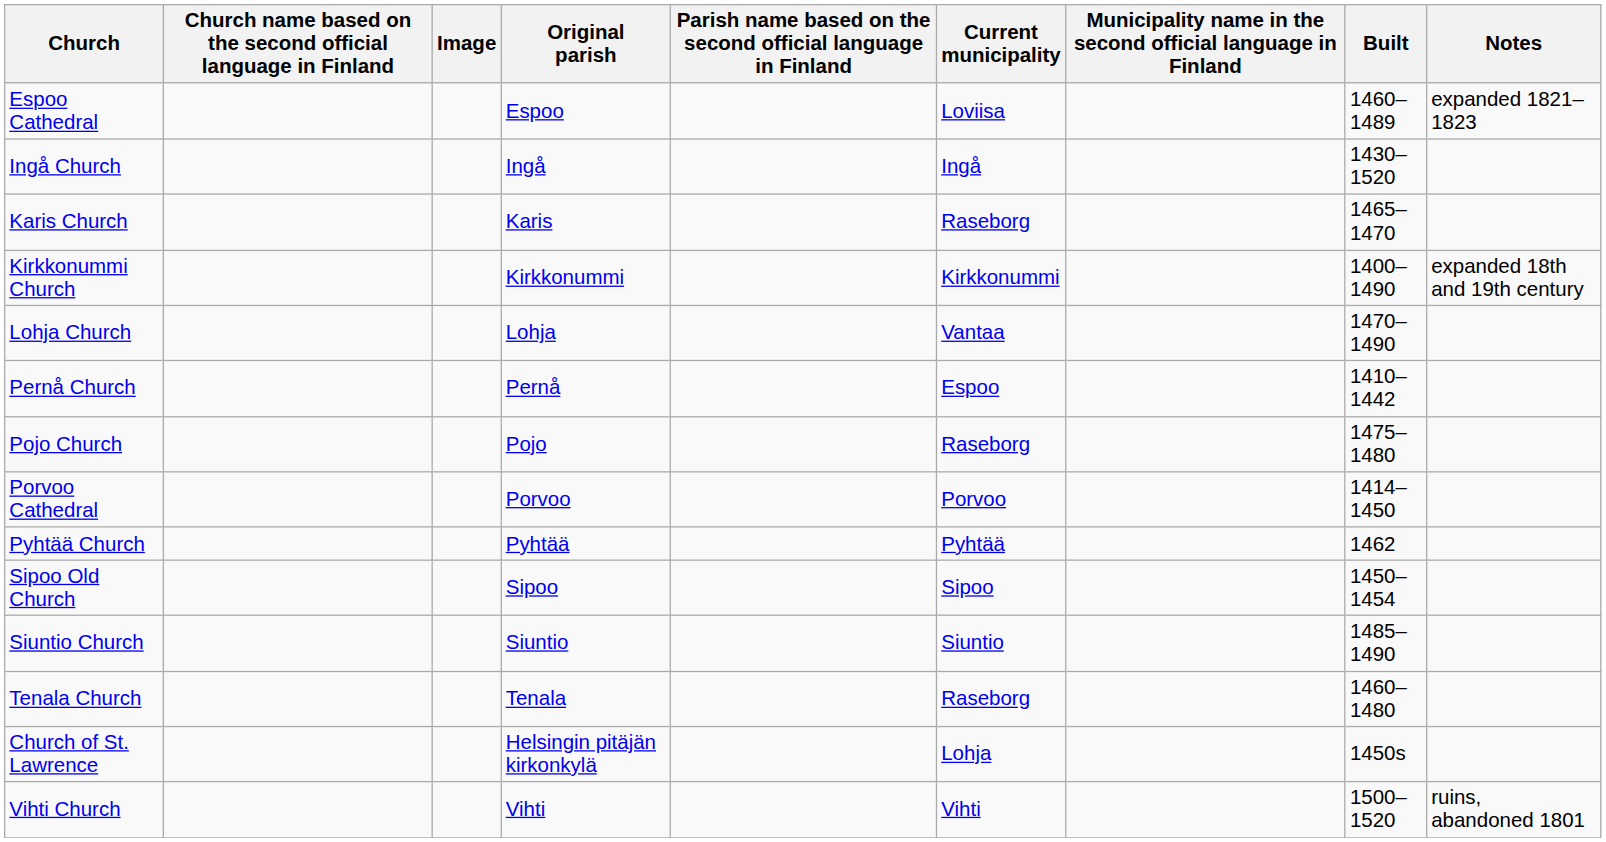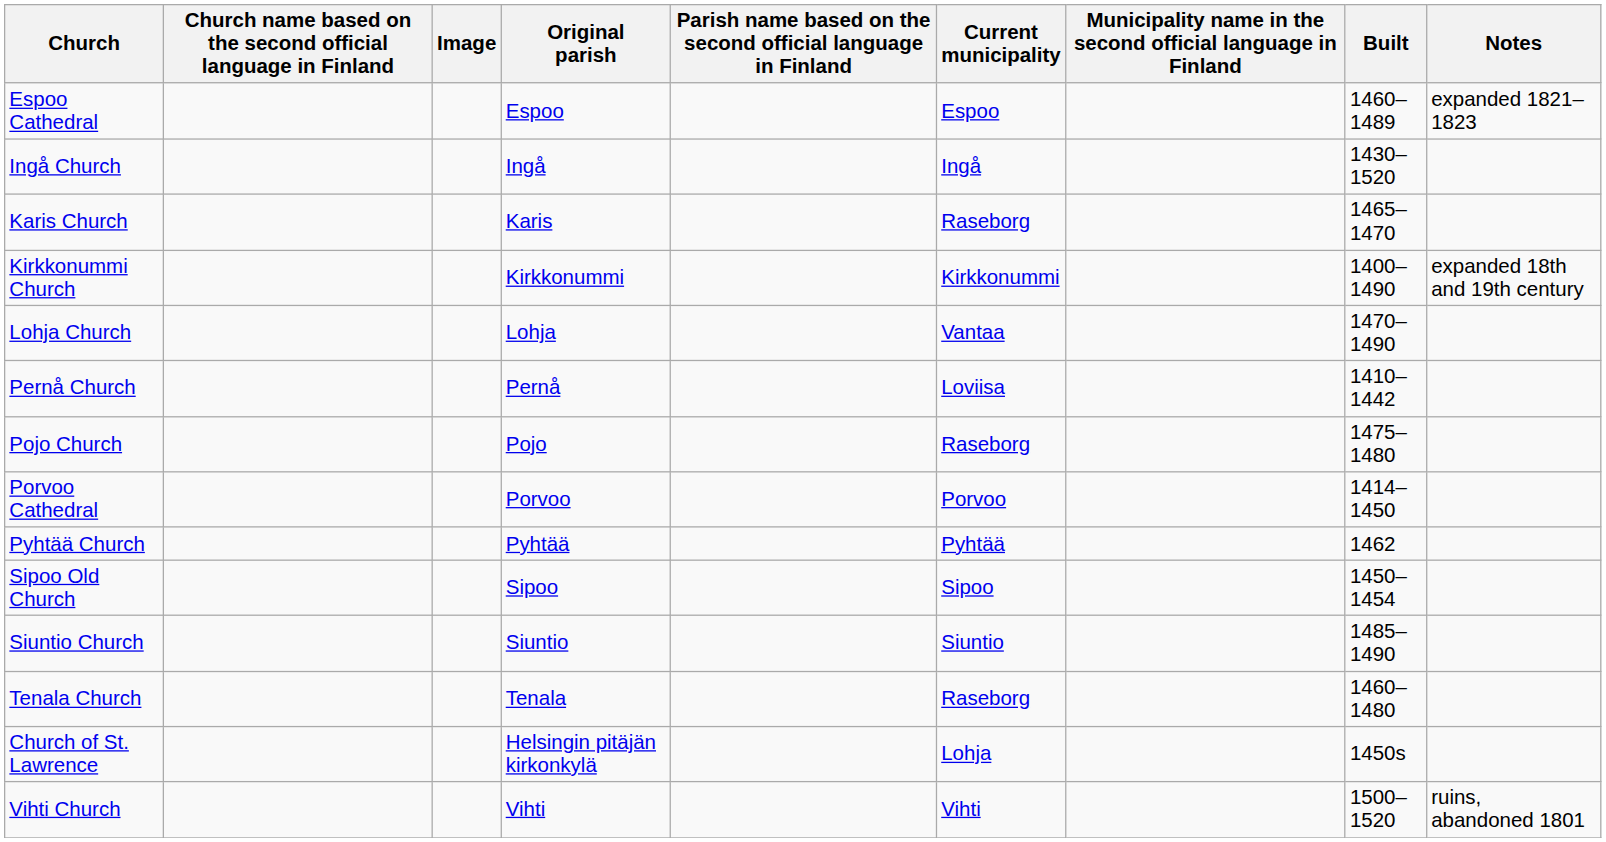(973, 110) Loviisa -> (970, 110) Espoo
(970, 388) Espoo -> (973, 388) Loviisa
